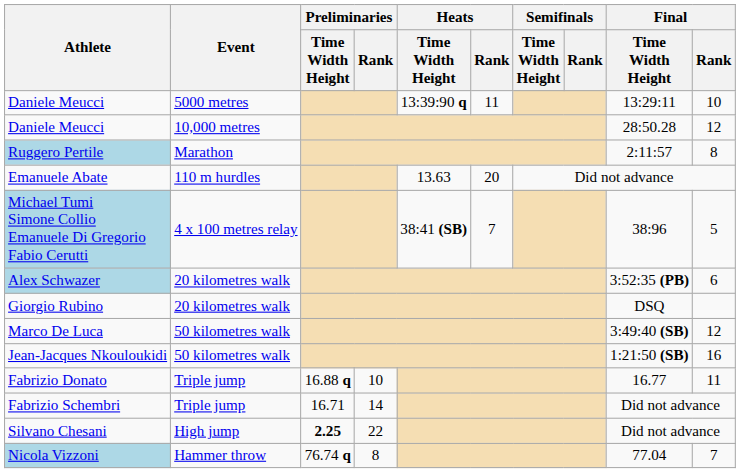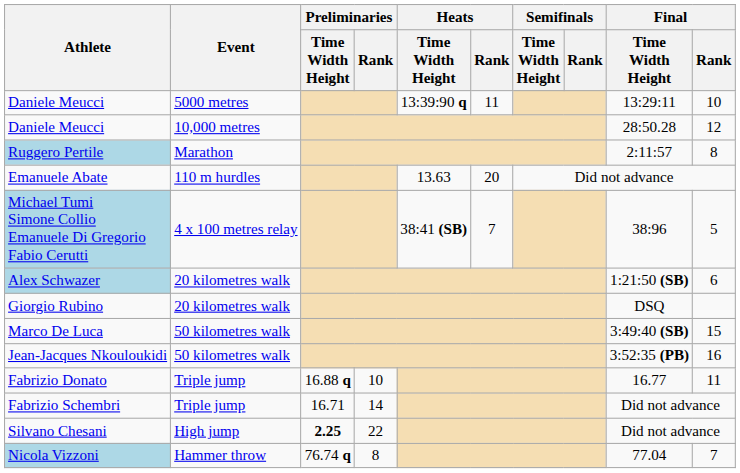(649, 281) 3:52:35 (PB) -> (649, 281) 1:21:50 (SB)
(714, 331) 12 -> (714, 331) 15
(649, 355) 1:21:50 (SB) -> (649, 355) 3:52:35 (PB)
